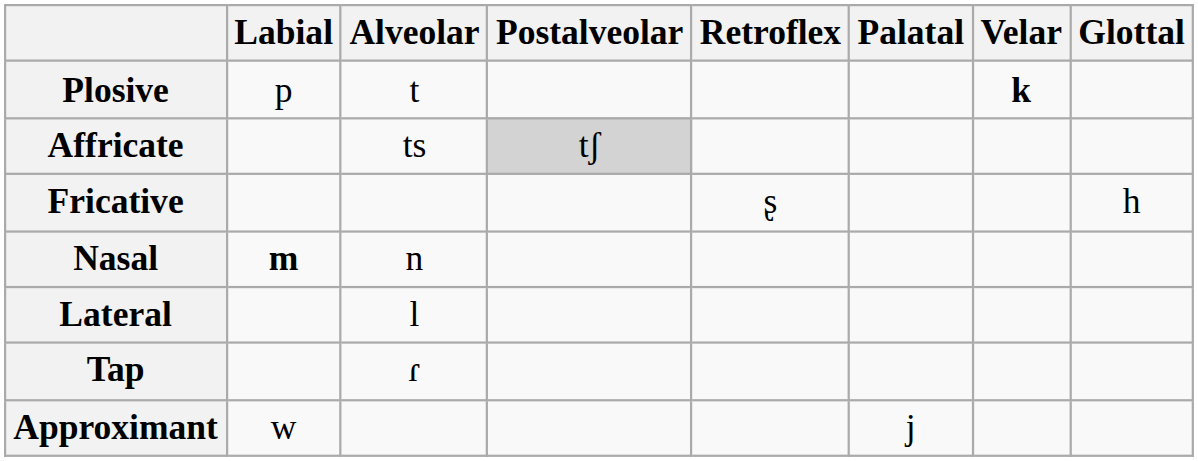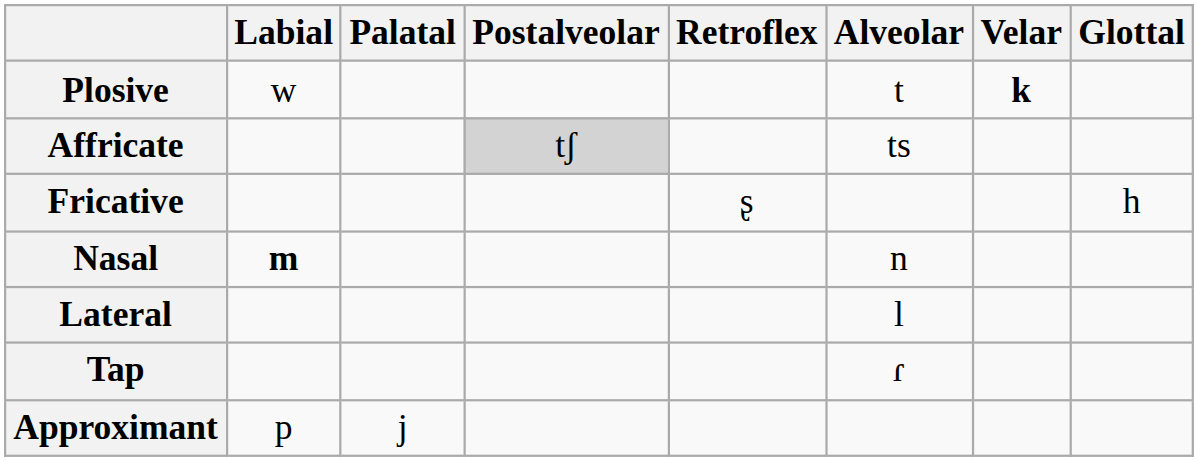columns swapped: (414, 32) <-> (911, 32)
(284, 88) p -> (284, 88) w
(284, 426) w -> (284, 426) p
